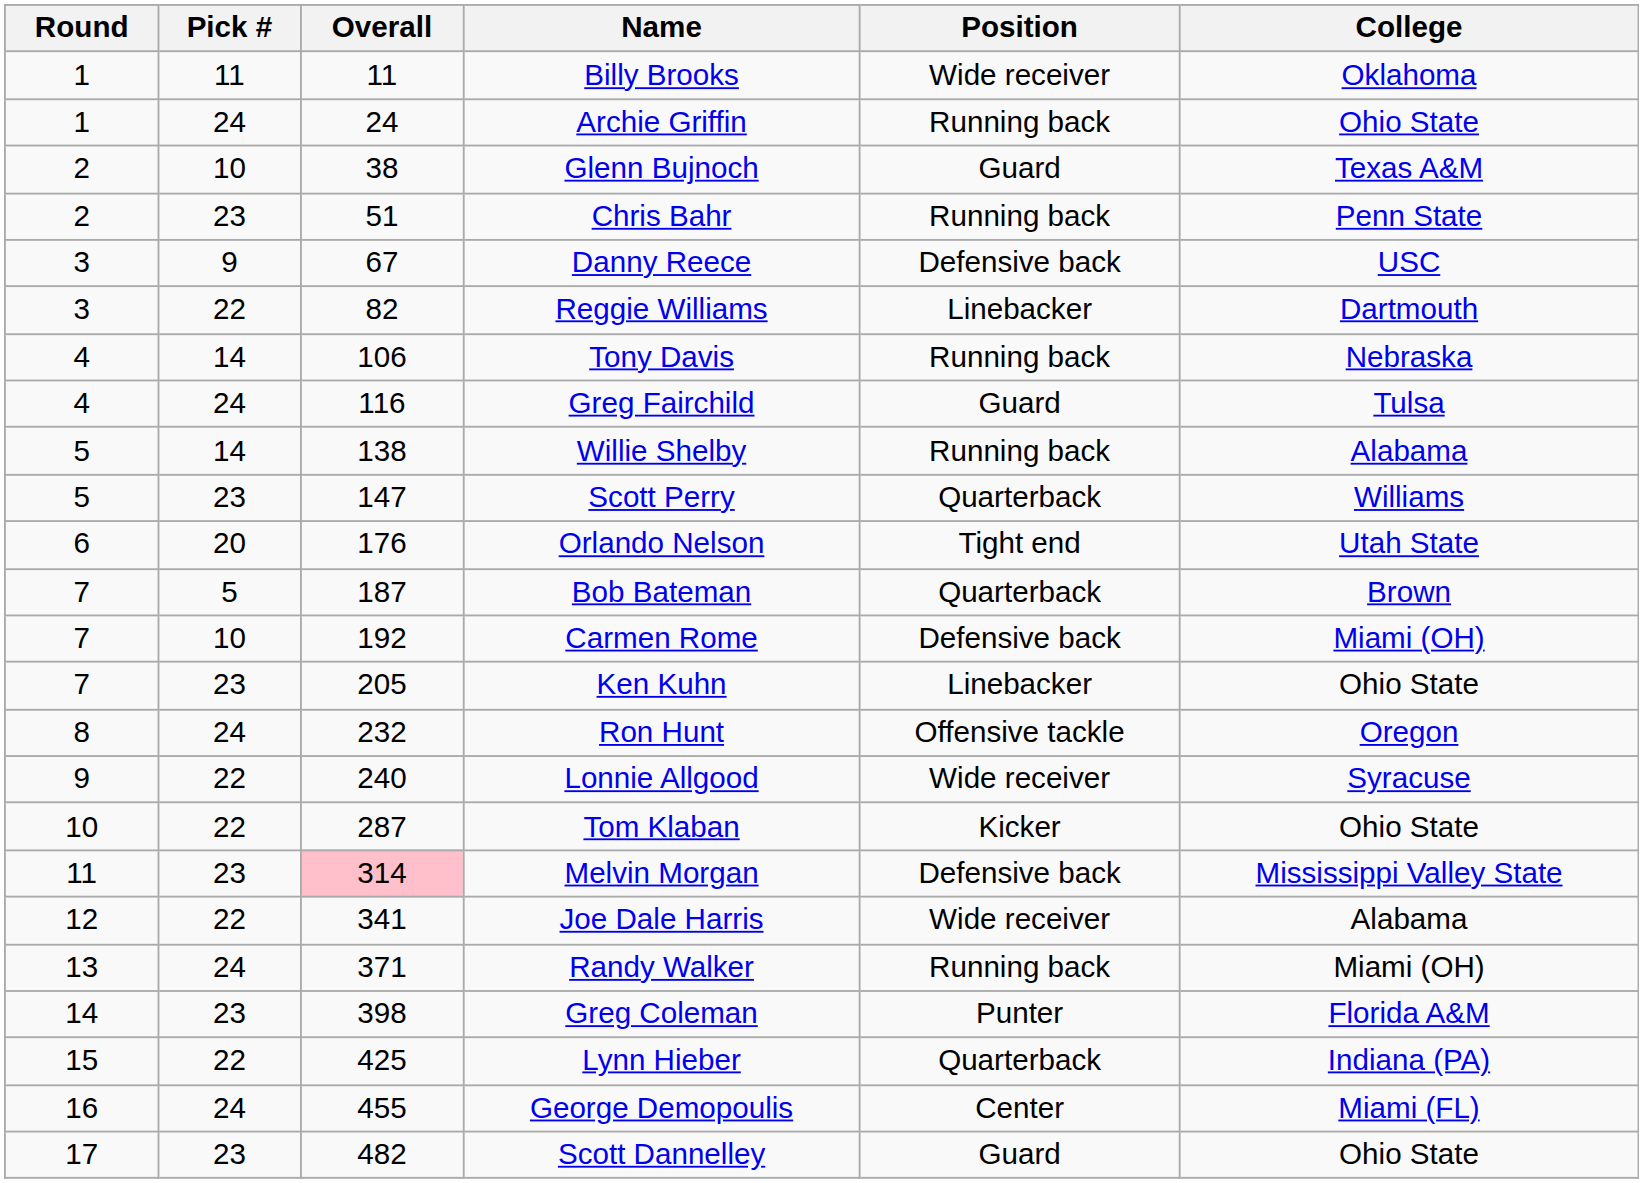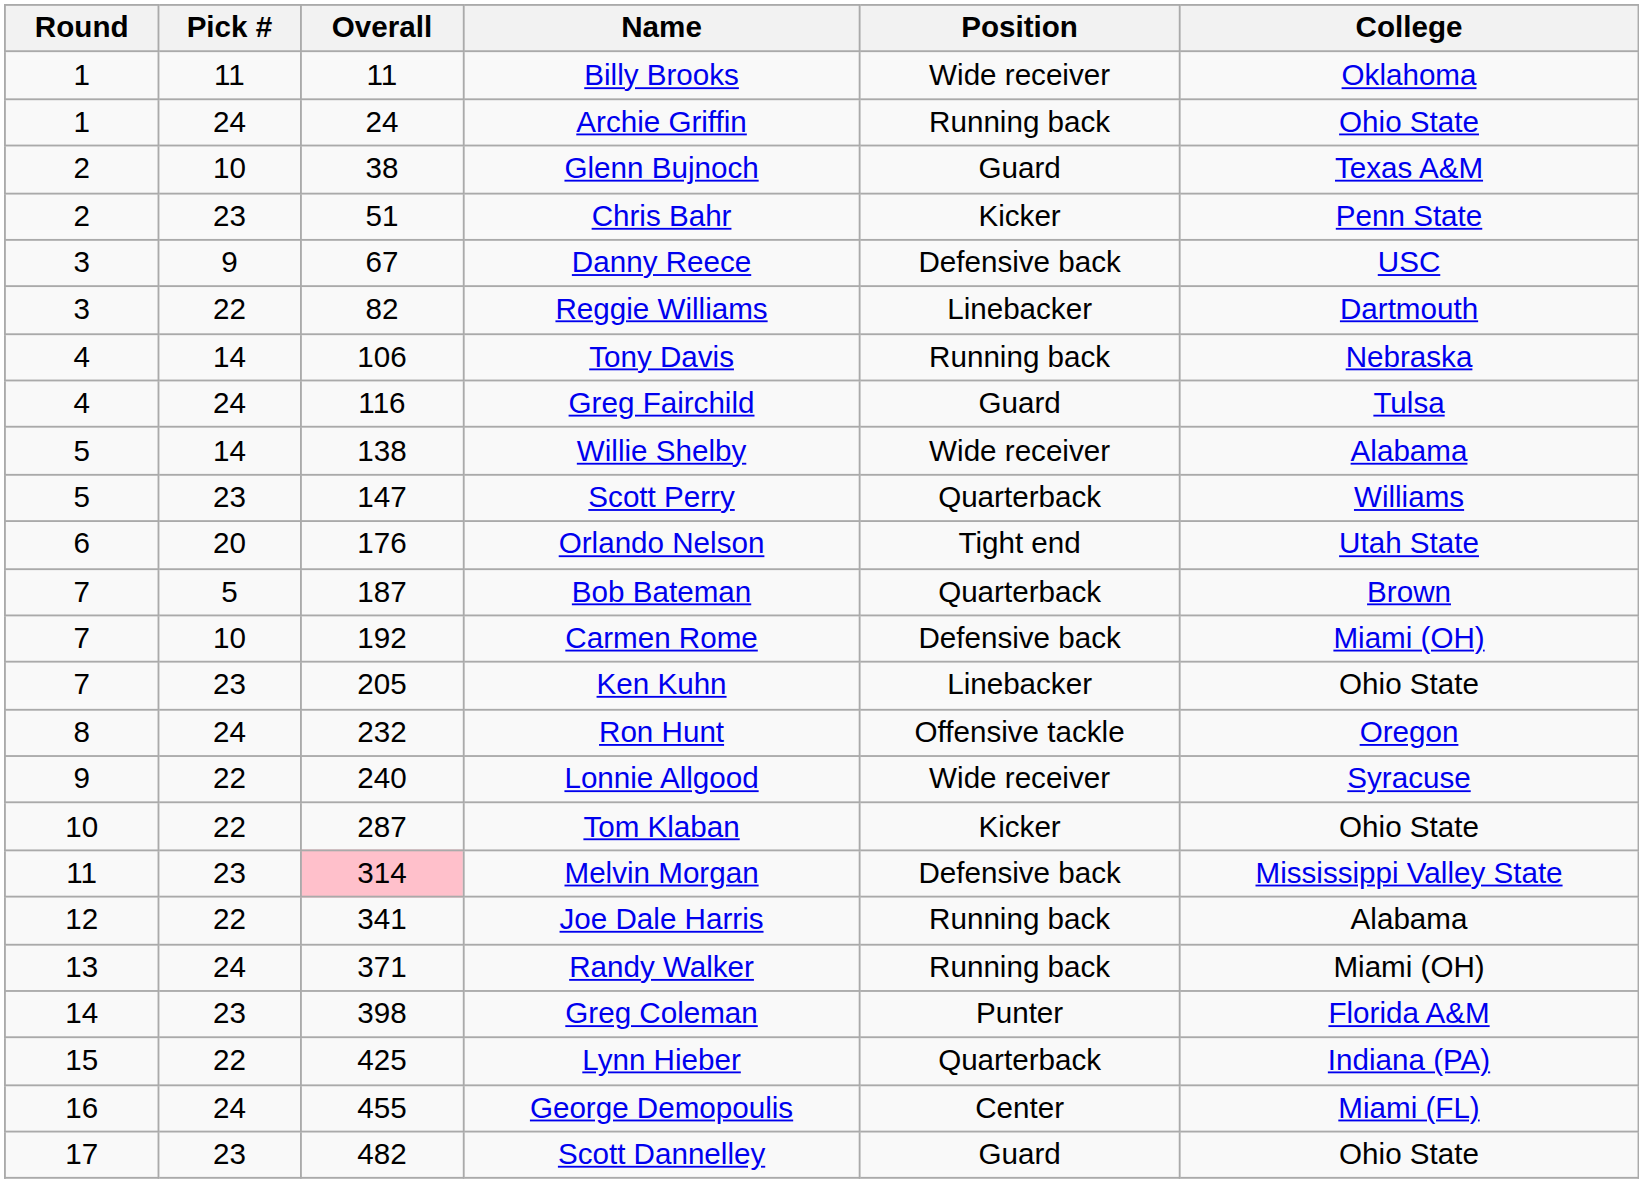(1020, 215) Running back -> (1020, 215) Kicker
(1020, 450) Running back -> (1020, 450) Wide receiver
(1020, 919) Wide receiver -> (1020, 919) Running back
